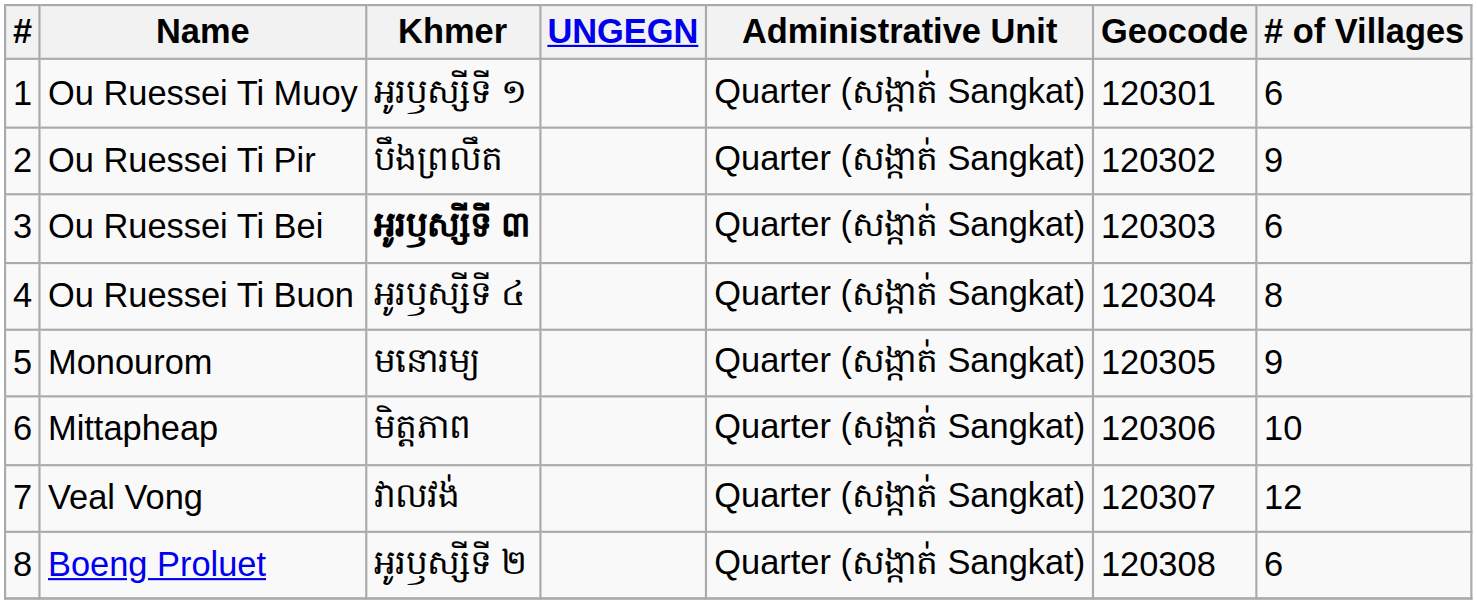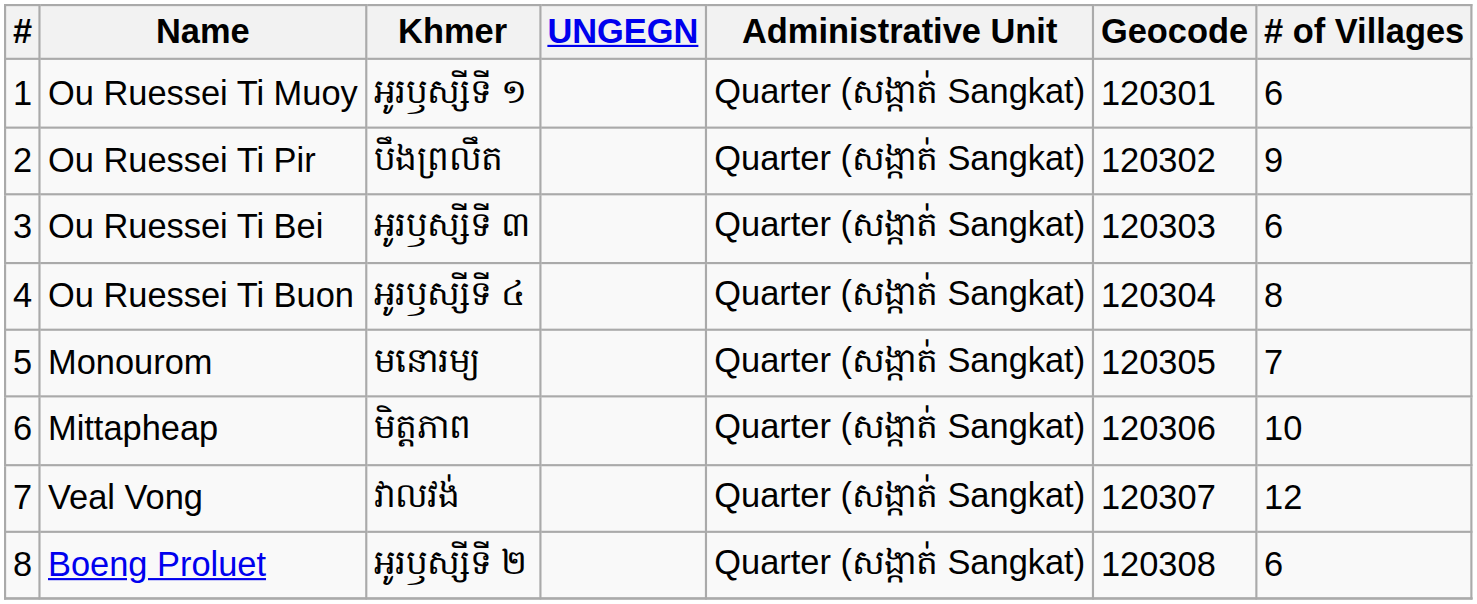(453, 225) bold -> (453, 225) normal
(1274, 362) 9 -> (1274, 362) 7
